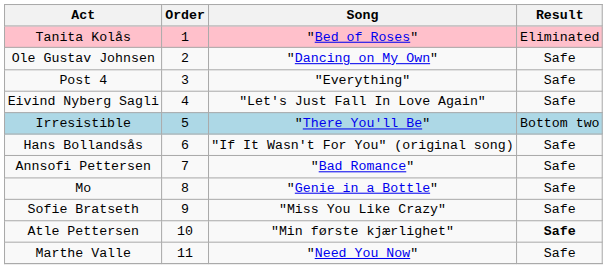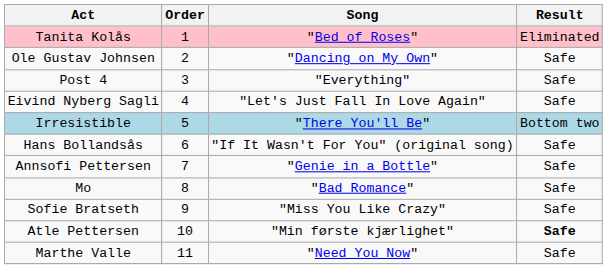(362, 167) "Bad Romance" -> (362, 167) "Genie in a Bottle"
(362, 188) "Genie in a Bottle" -> (362, 188) "Bad Romance"
